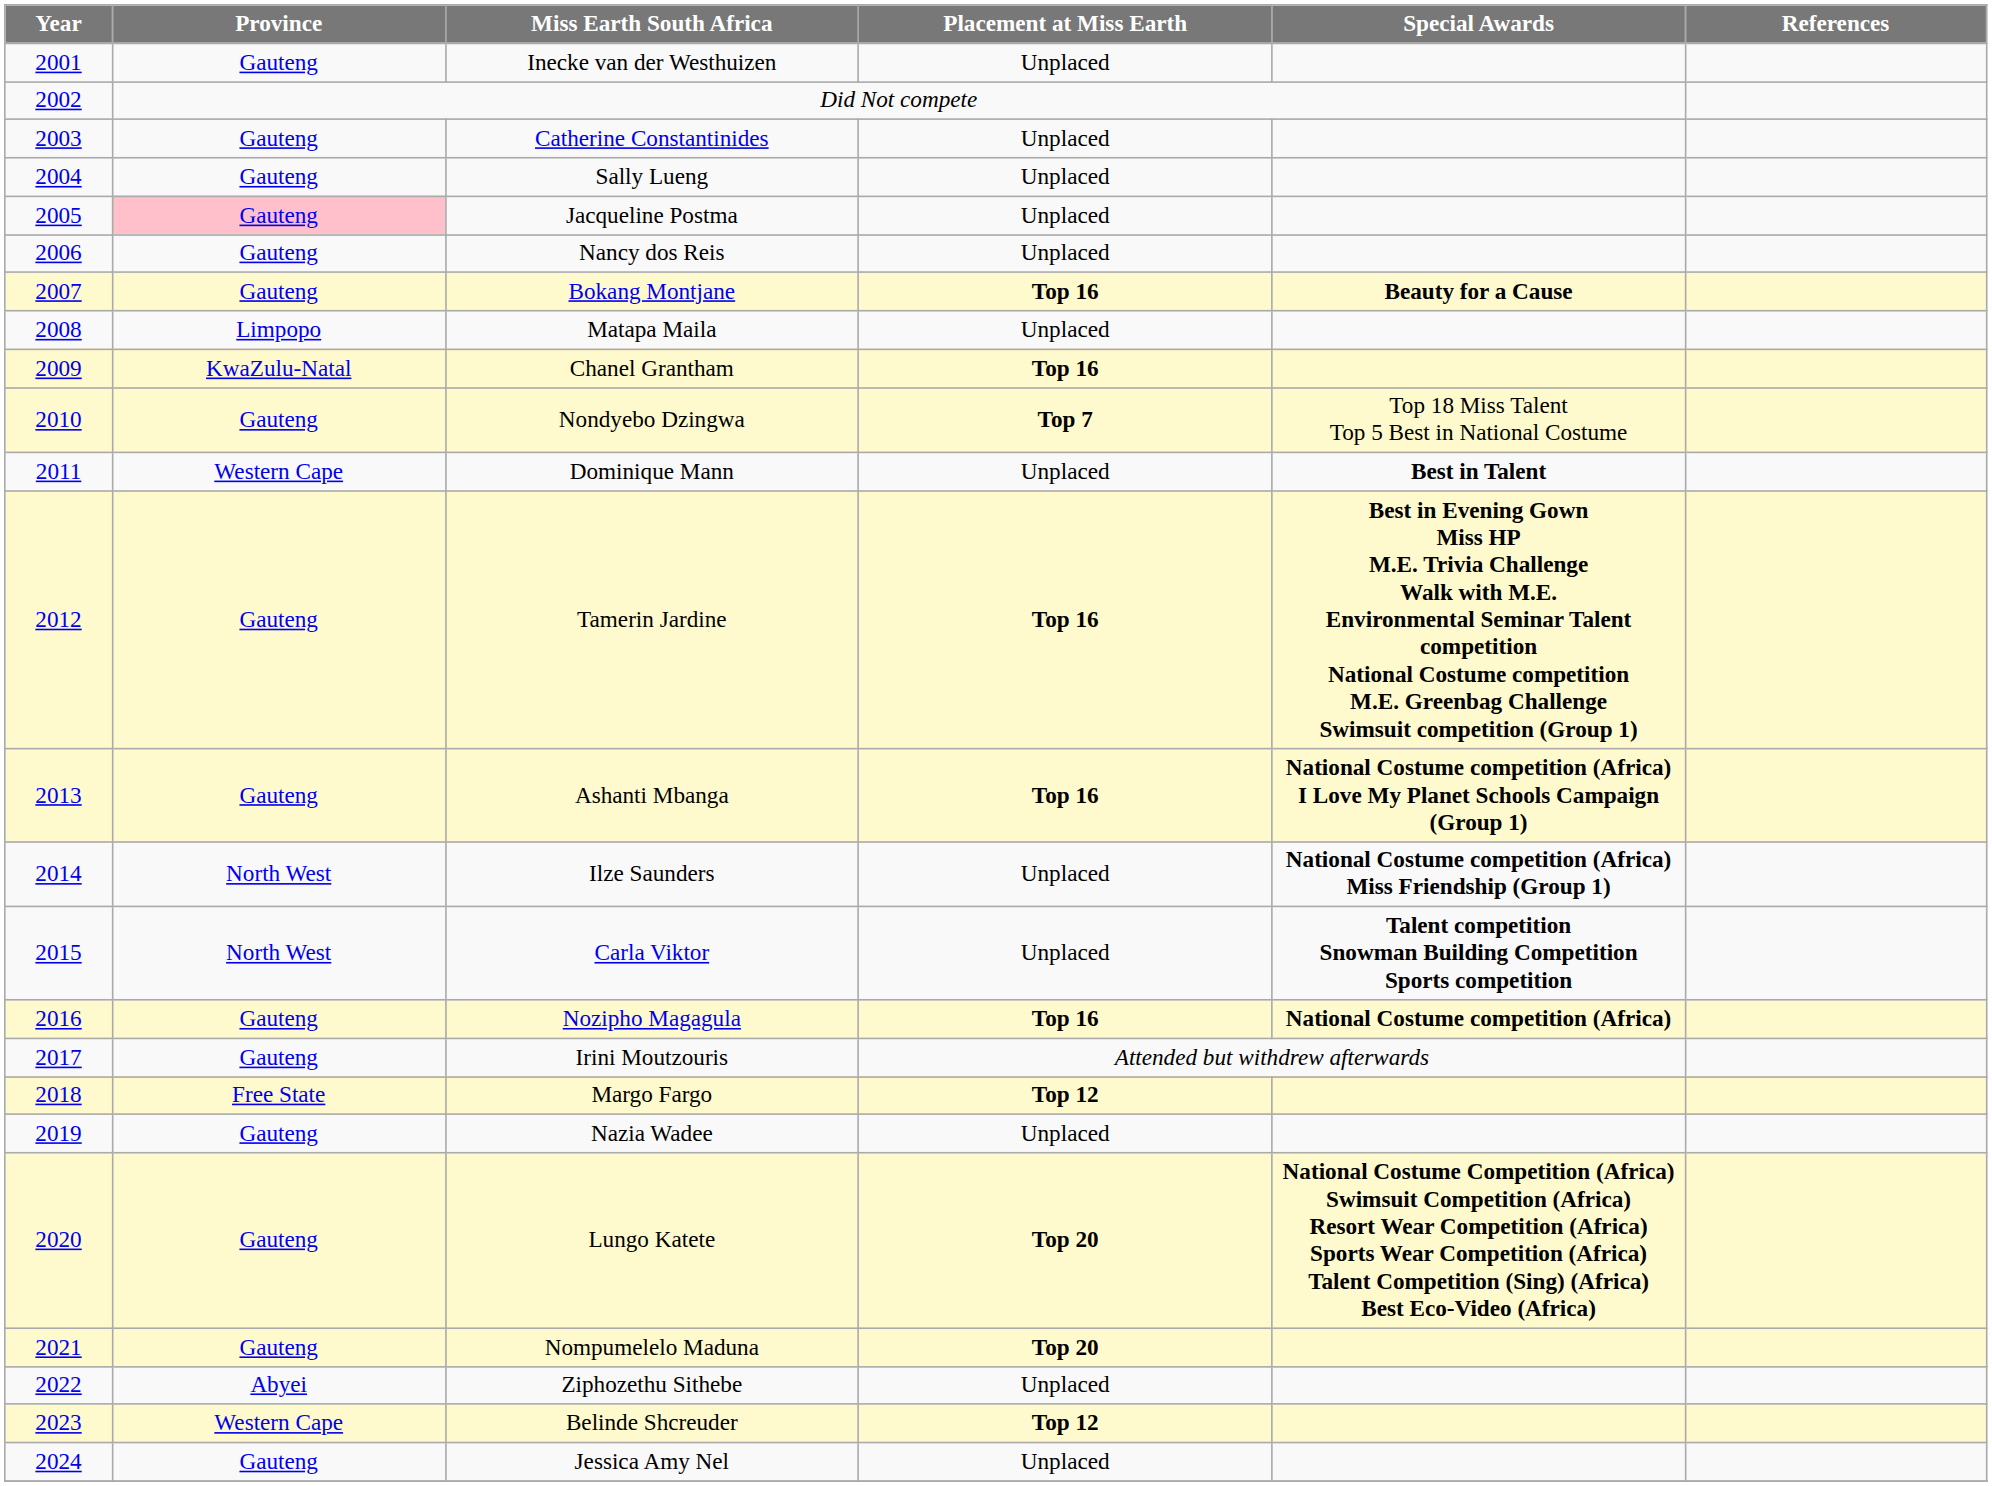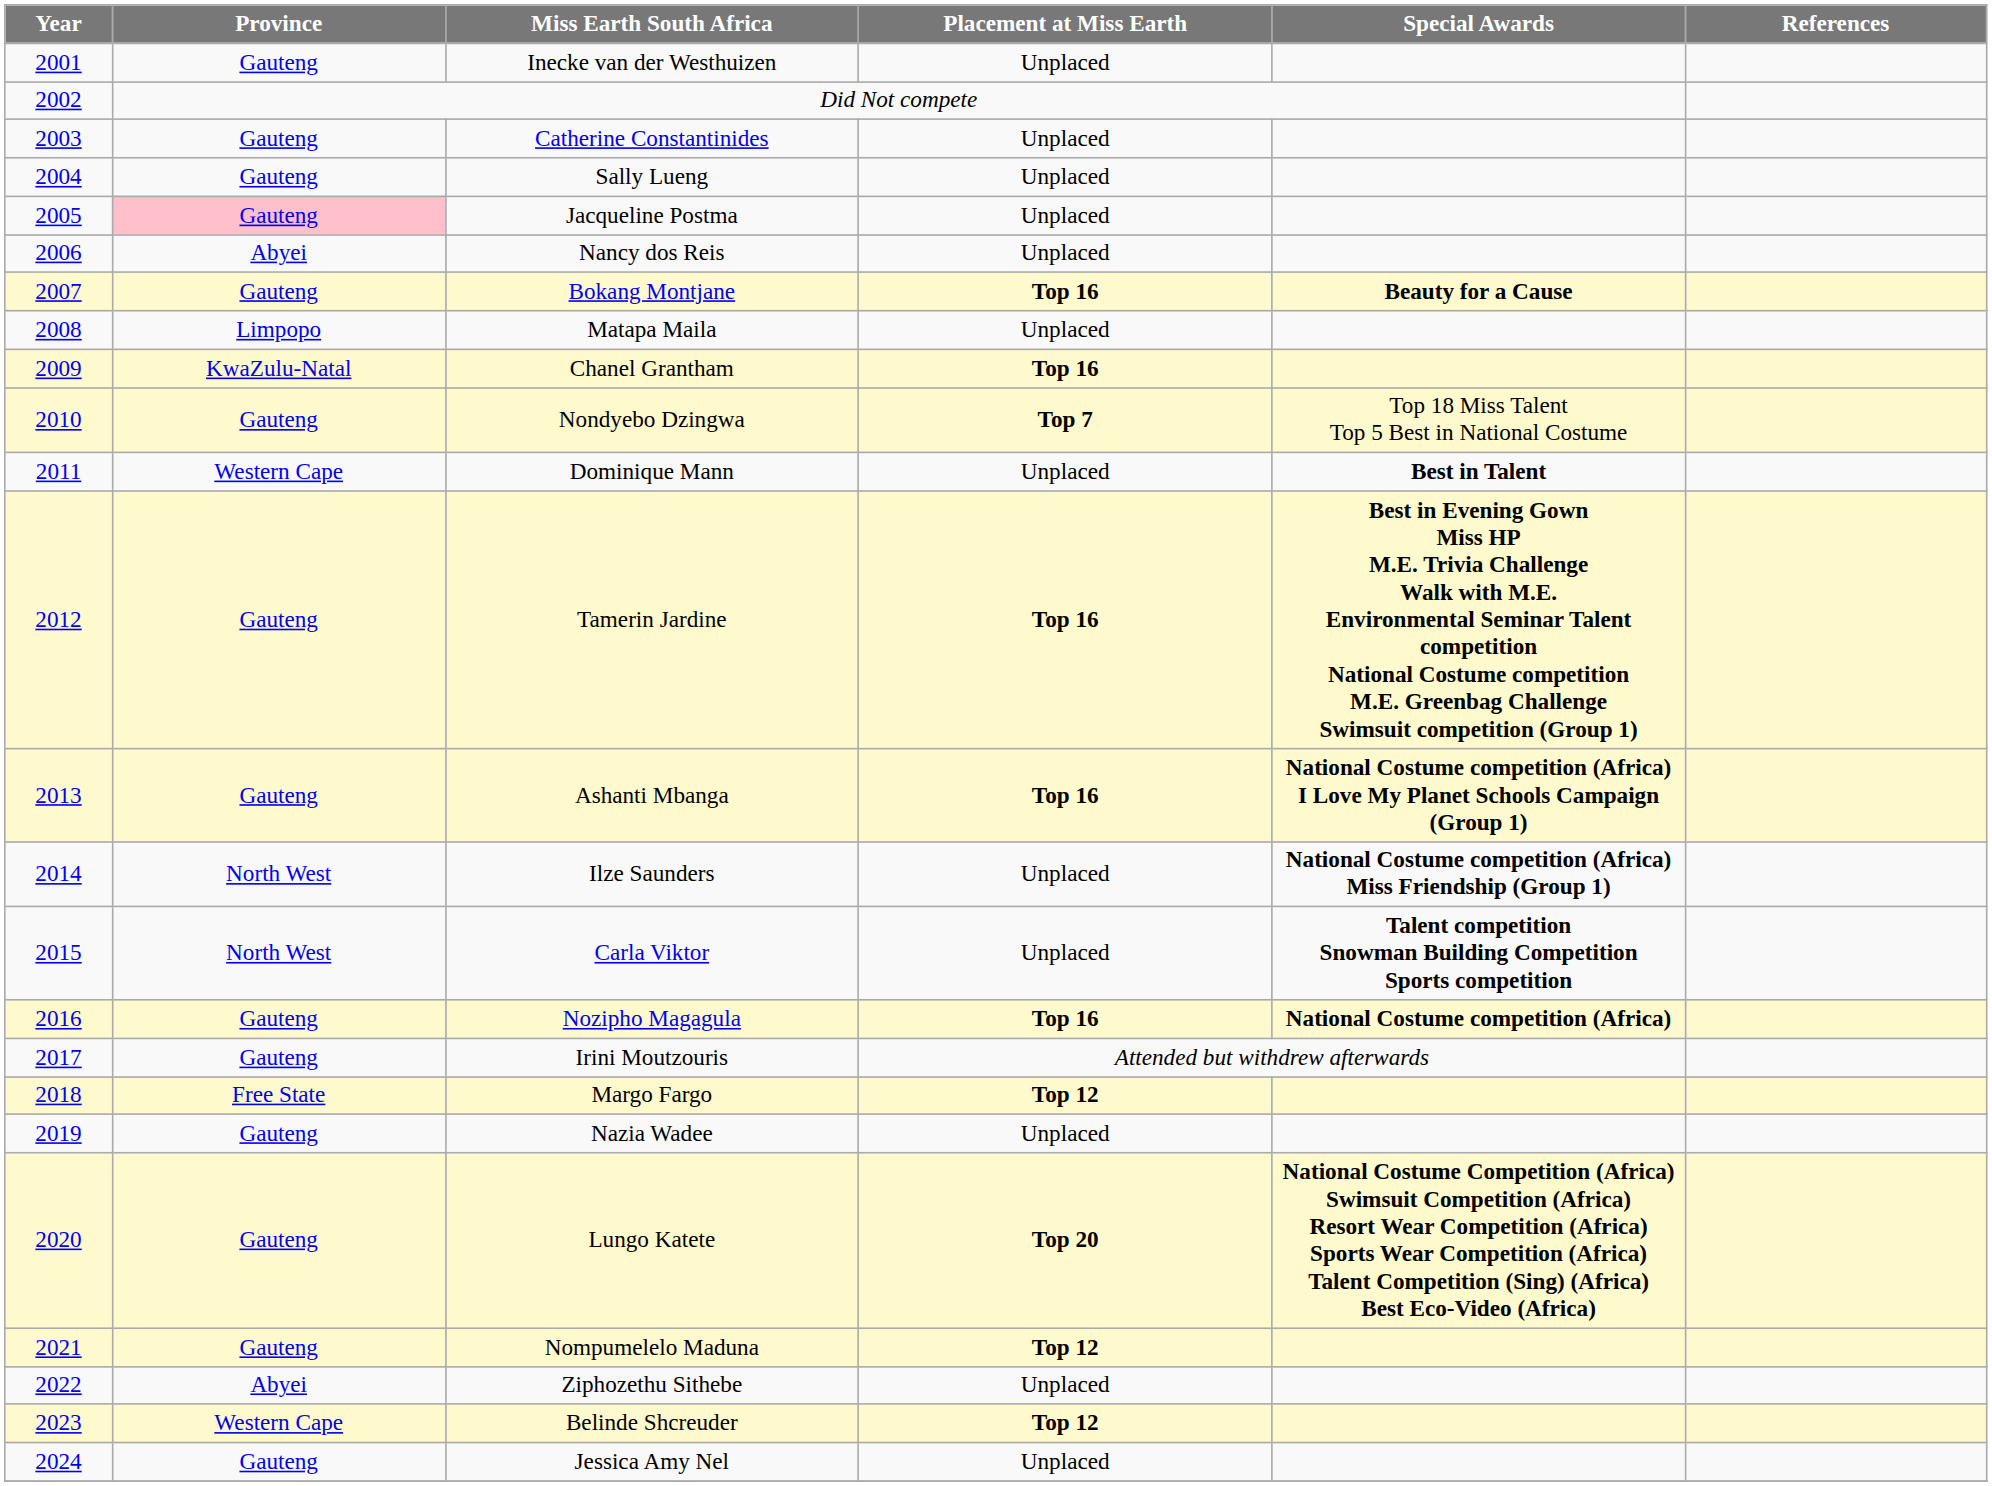(279, 253) Gauteng -> (279, 253) Abyei
(1065, 1347) Top 20 -> (1065, 1347) Top 12
